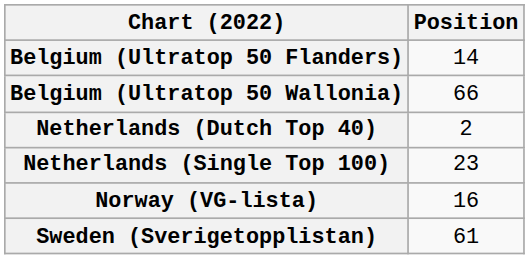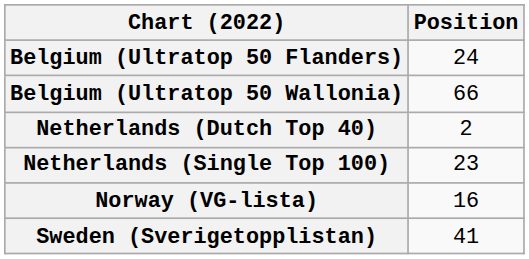(466, 58) 14 -> (466, 58) 24
(466, 236) 61 -> (466, 236) 41
